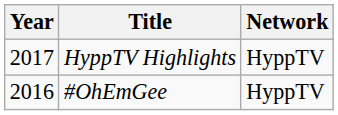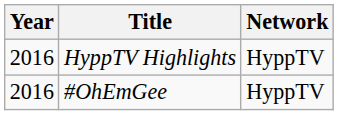(32, 57) 2017 -> (32, 57) 2016
